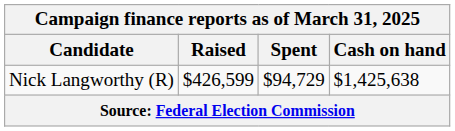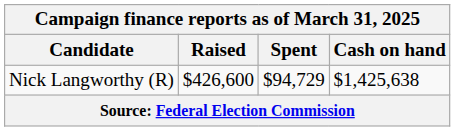(218, 79) $426,599 -> (218, 79) $426,600
